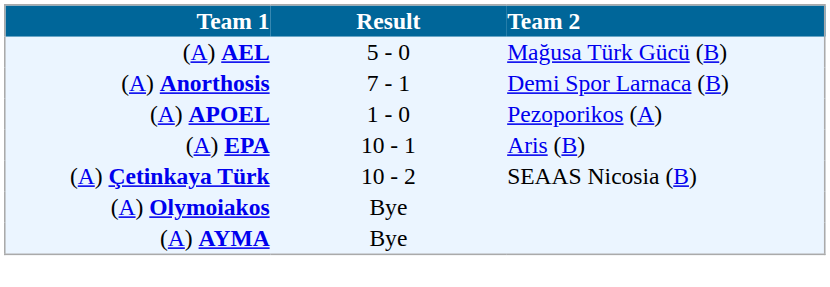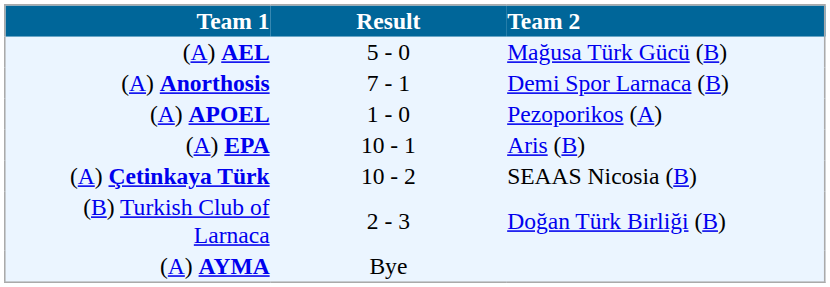+ row: (176, 220)
- row: (190, 206)
